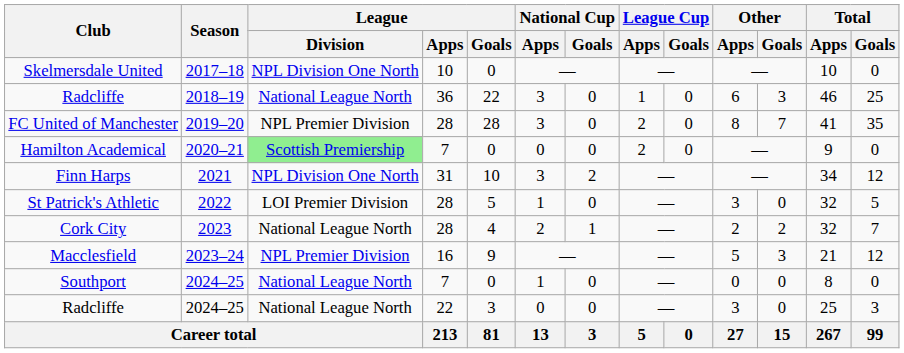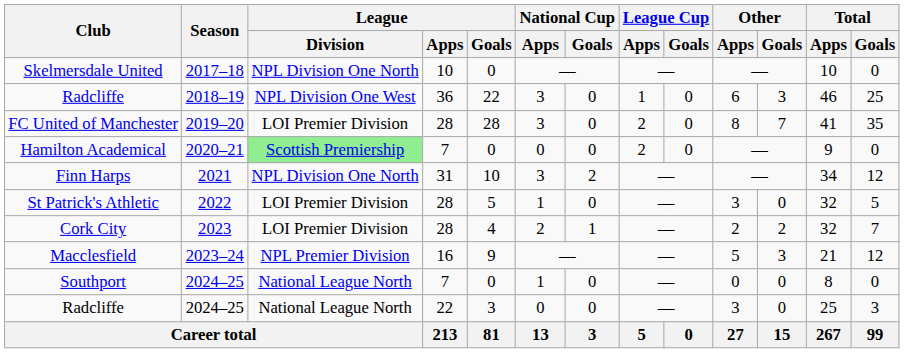(335, 96) National League North -> (335, 96) NPL Division One West
(335, 123) NPL Premier Division -> (335, 123) LOI Premier Division
(335, 228) National League North -> (335, 228) LOI Premier Division
